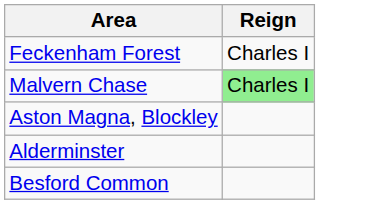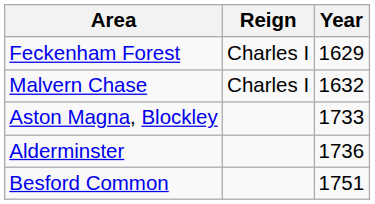+ column: (341, 20)
(268, 85) lightgreen background -> (268, 85) no background
